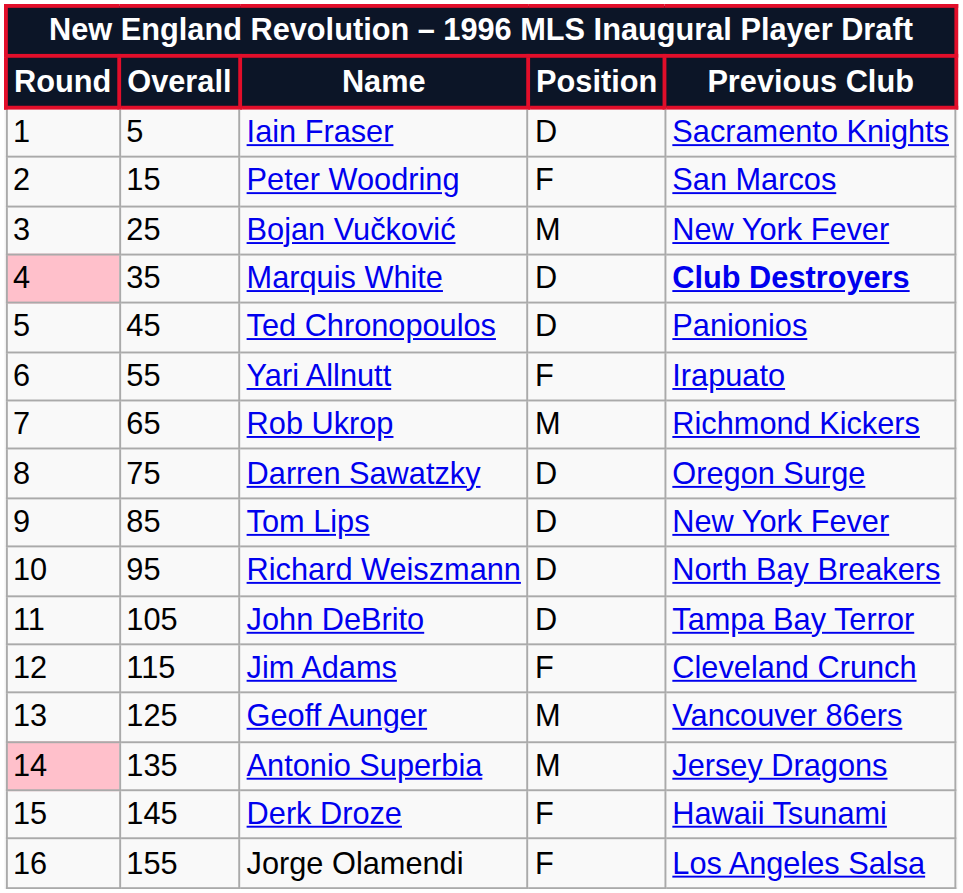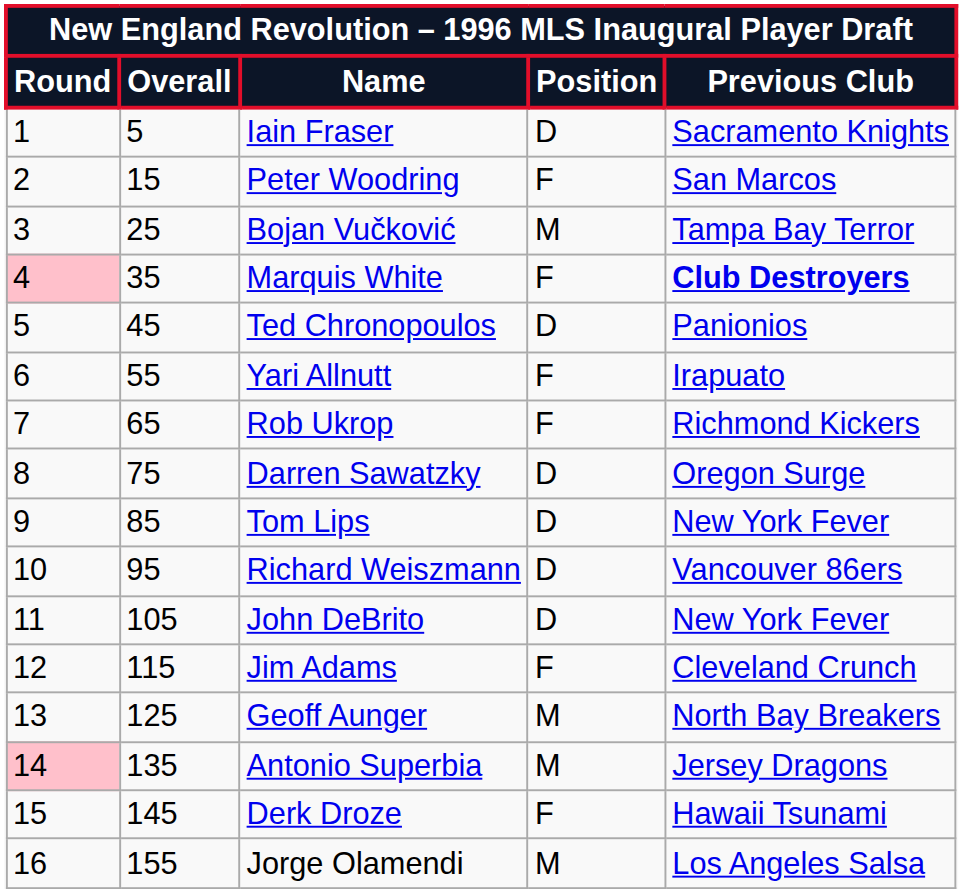(781, 229) New York Fever -> (793, 229) Tampa Bay Terror
(546, 278) D -> (544, 278) F
(548, 424) M -> (544, 424) F
(806, 570) North Bay Breakers -> (787, 570) Vancouver 86ers
(793, 619) Tampa Bay Terror -> (781, 619) New York Fever
(787, 716) Vancouver 86ers -> (806, 716) North Bay Breakers
(544, 862) F -> (548, 862) M
